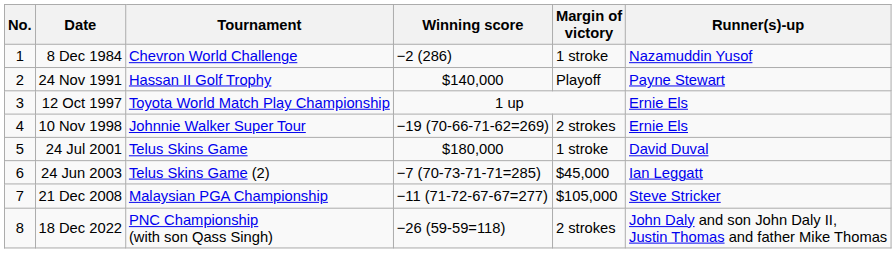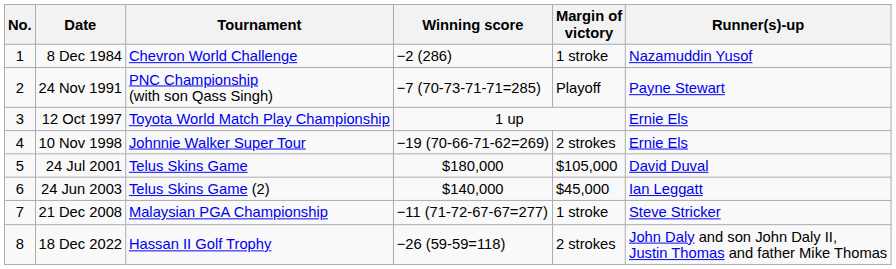(200, 80) Hassan II Golf Trophy -> (201, 88) PNC Championship (with son Qass Singh)
(473, 80) $140,000 -> (469, 88) −7 (70-73-71-71=285)
(582, 150) 1 stroke -> (587, 166) $105,000
(469, 173) −7 (70-73-71-71=285) -> (473, 189) $140,000
(587, 196) $105,000 -> (582, 213) 1 stroke
(201, 228) PNC Championship (with son Qass Singh) -> (200, 244) Hassan II Golf Trophy
